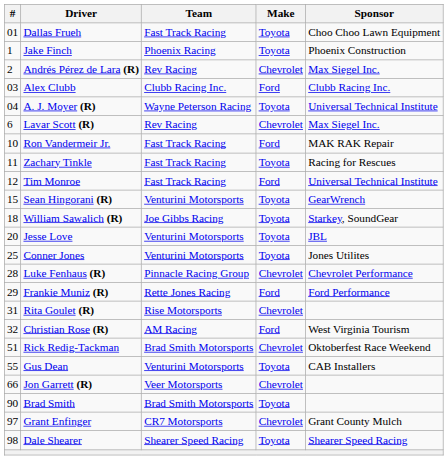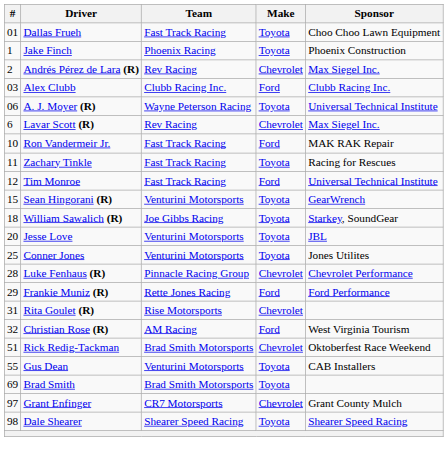(13, 106) 04 -> (13, 106) 06
- row: (58, 384)
(13, 403) 90 -> (13, 384) 69
